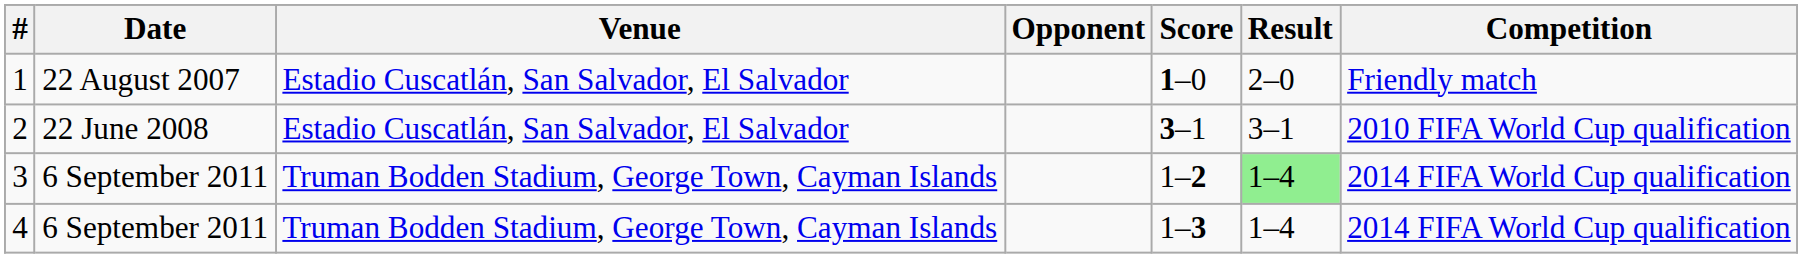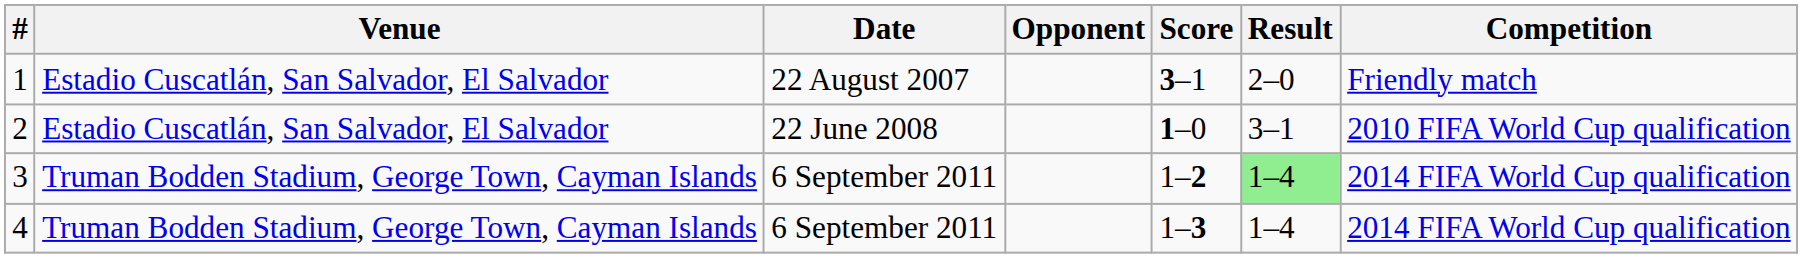columns swapped: (155, 29) <-> (640, 29)
(1183, 78) 1–0 -> (1183, 78) 3–1
(1183, 128) 3–1 -> (1183, 128) 1–0
